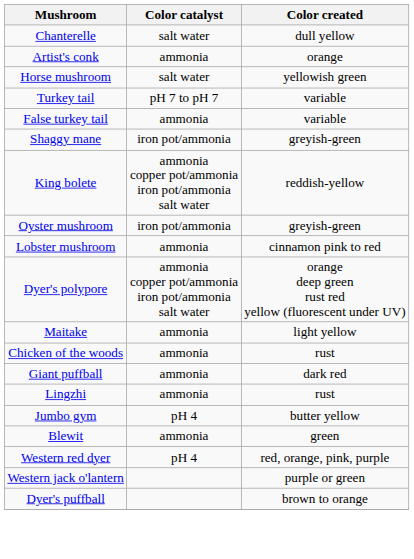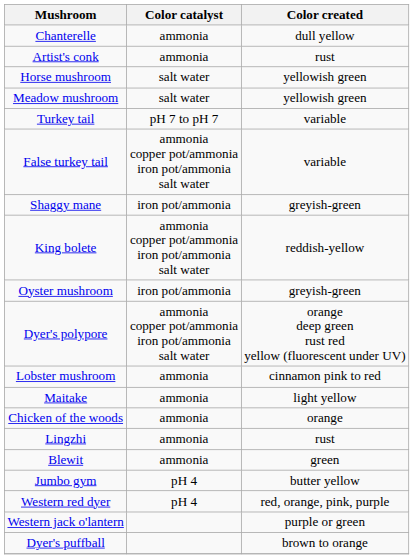(184, 35) salt water -> (184, 35) ammonia
(325, 56) orange -> (325, 56) rust
+ row: (66, 98)
(184, 118) ammonia -> (184, 161) ammonia copper pot/ammonia iron pot/ammonia salt water
rows swapped: (66, 246) <-> (66, 289)
(325, 353) rust -> (325, 418) orange
- row: (66, 373)
rows swapped: (66, 436) <-> (66, 415)
